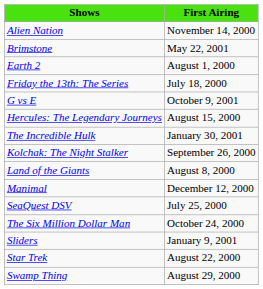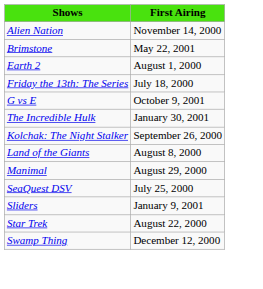- row: (84, 118)
(210, 188) December 12, 2000 -> (170, 170) August 29, 2000
- row: (69, 223)
(204, 275) August 29, 2000 -> (177, 240) December 12, 2000
